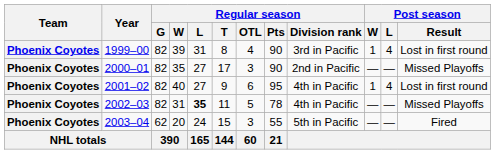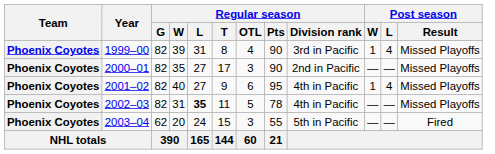(444, 50) Lost in first round -> (440, 50) Missed Playoffs
(444, 86) Lost in first round -> (440, 86) Missed Playoffs
